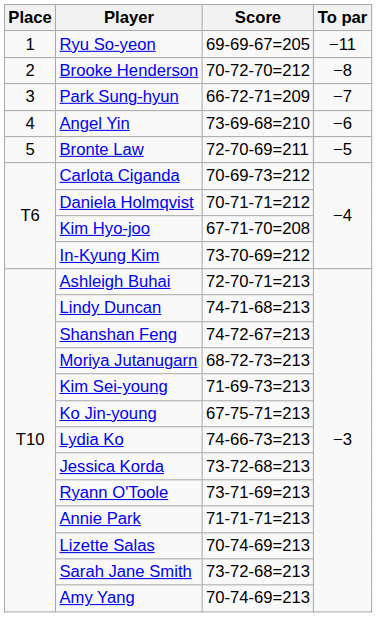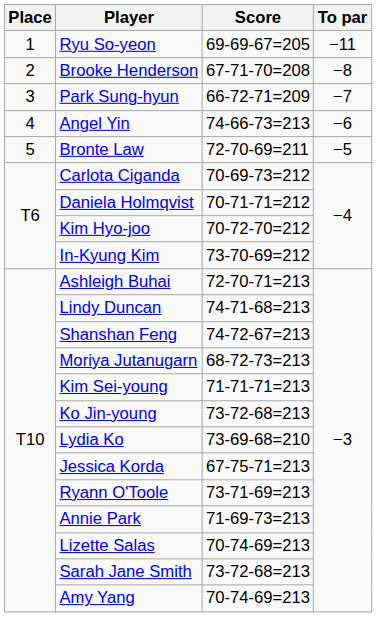(258, 70) 70-72-70=212 -> (258, 70) 67-71-70=208
(258, 123) 73-69-68=210 -> (258, 123) 74-66-73=213
(258, 228) 67-71-70=208 -> (258, 228) 70-72-70=212
(258, 387) 71-69-73=213 -> (258, 387) 71-71-71=213
(258, 413) 67-75-71=213 -> (258, 413) 73-72-68=213
(258, 439) 74-66-73=213 -> (258, 439) 73-69-68=210
(258, 466) 73-72-68=213 -> (258, 466) 67-75-71=213
(258, 519) 71-71-71=213 -> (258, 519) 71-69-73=213
